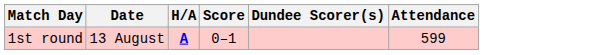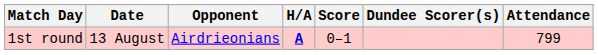+ column: (226, 16)
(433, 39) 599 -> (548, 39) 799
